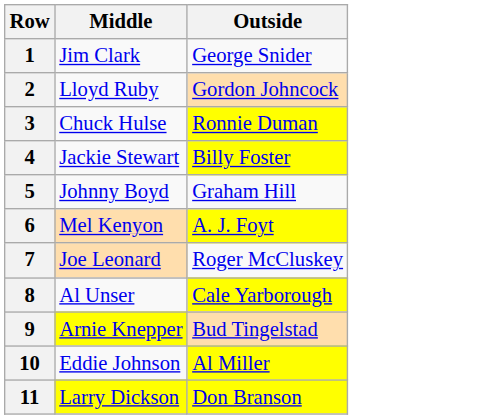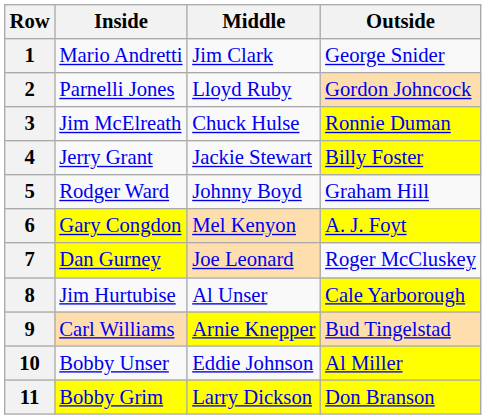+ column: (121, 21)
